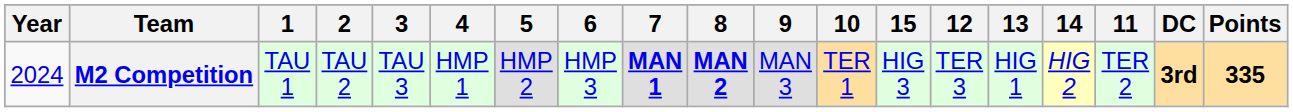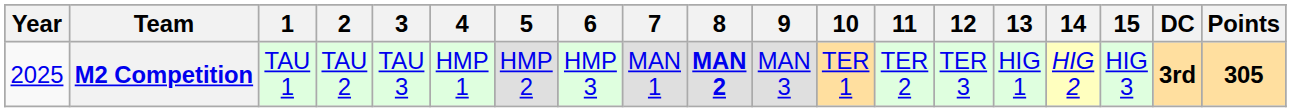columns swapped: (1125, 23) <-> (903, 23)
(37, 74) 2024 -> (37, 74) 2025
(655, 74) bold -> (655, 74) normal
(1245, 74) 335 -> (1244, 74) 305
